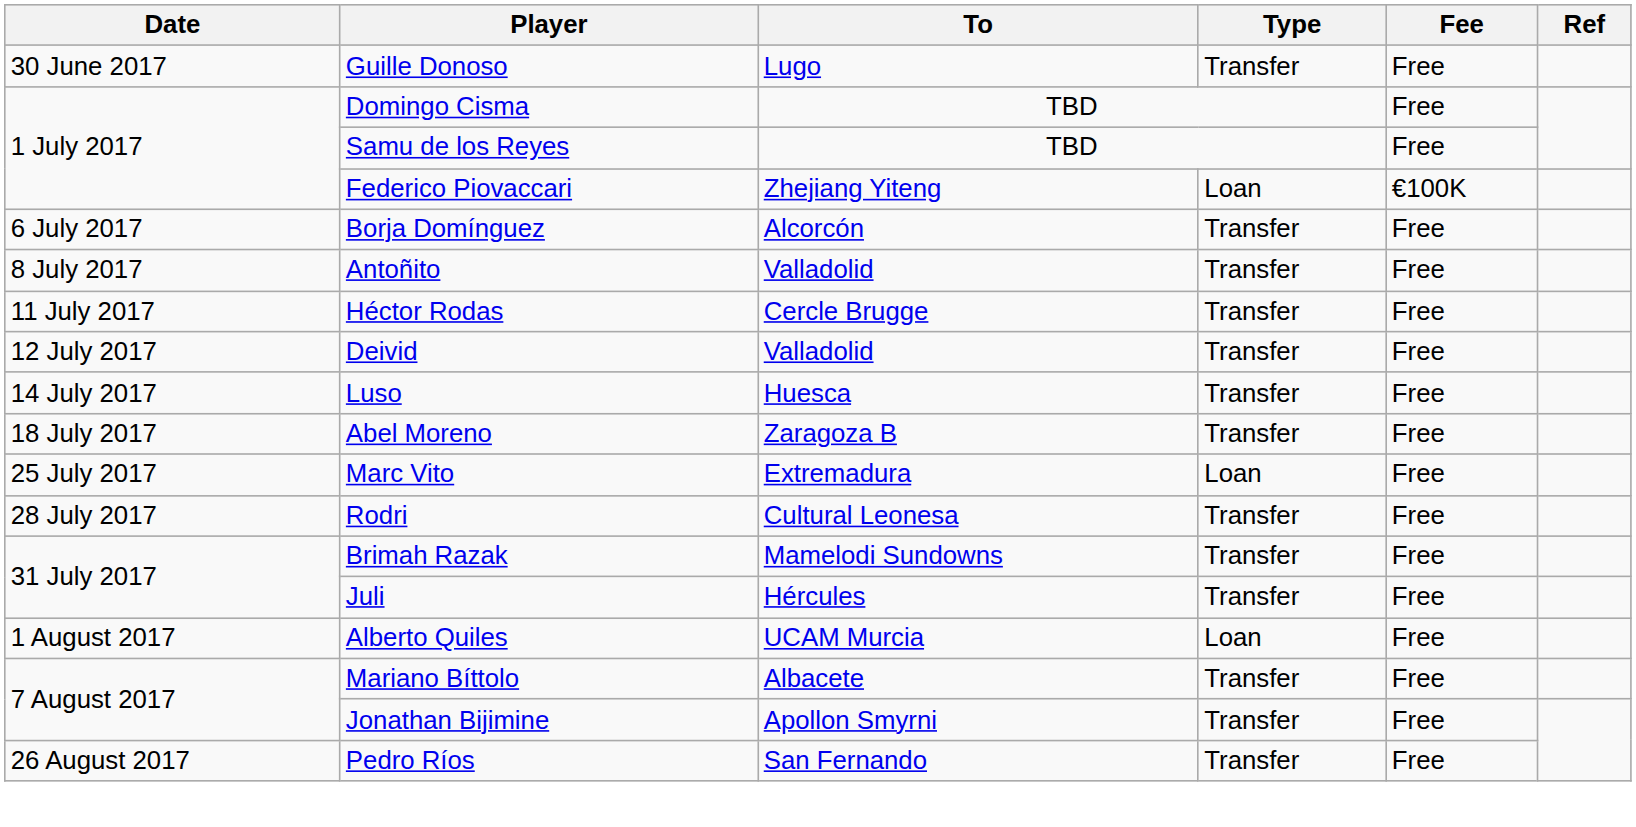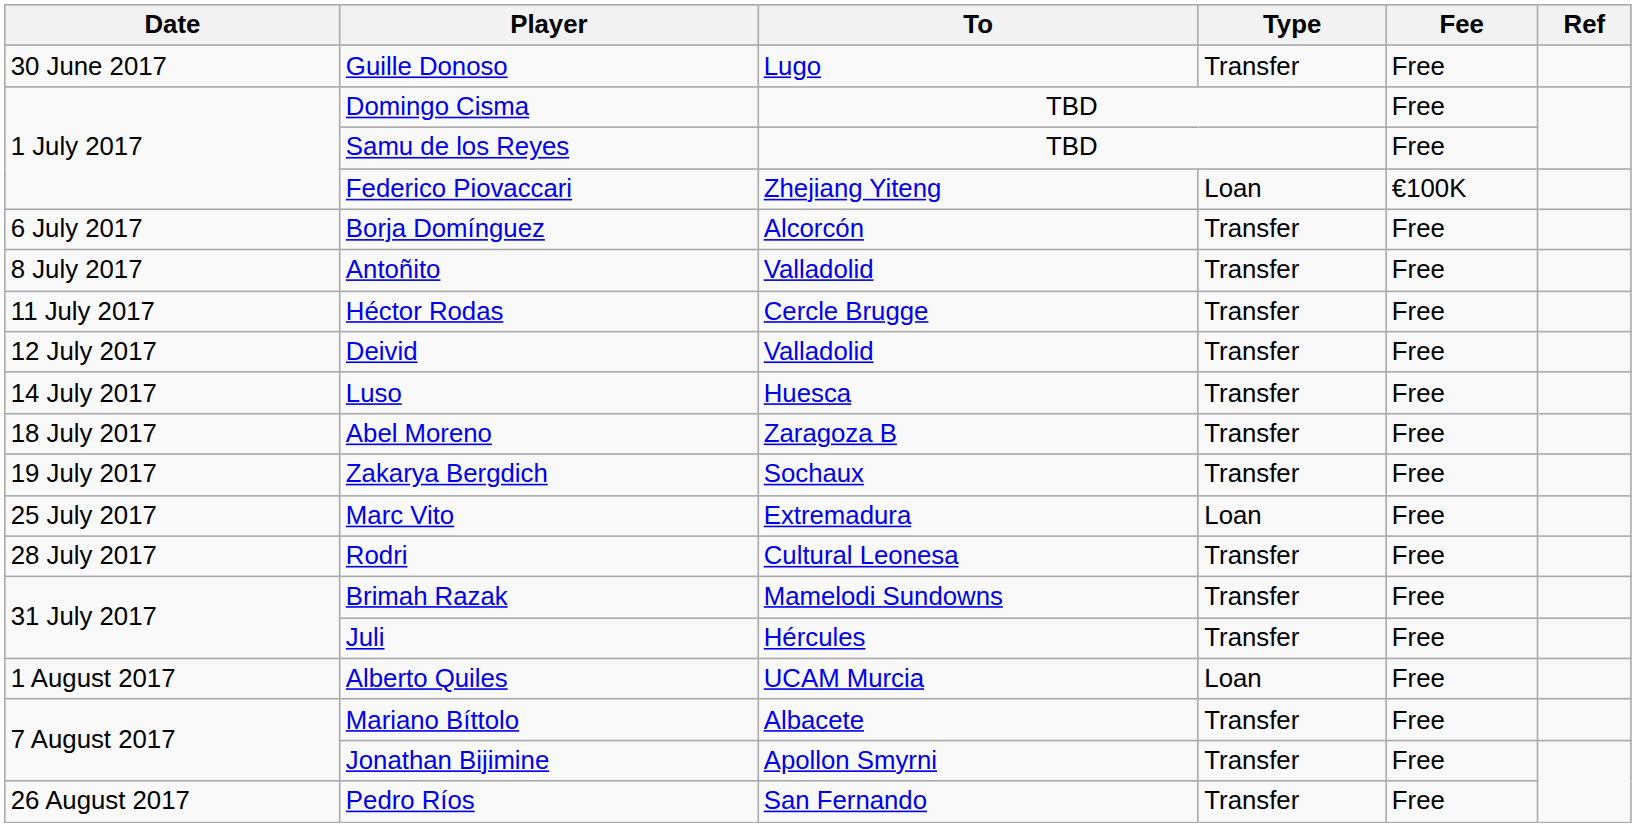+ row: (447, 474)
